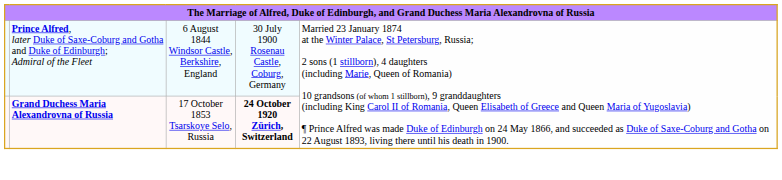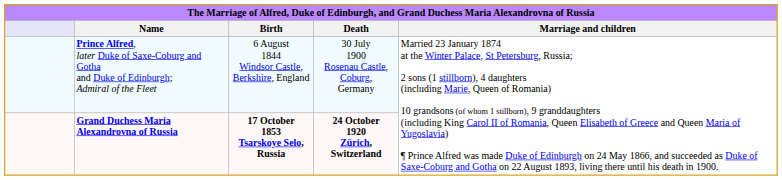+ row: (151, 28)
(201, 120) normal -> (271, 137) bold
